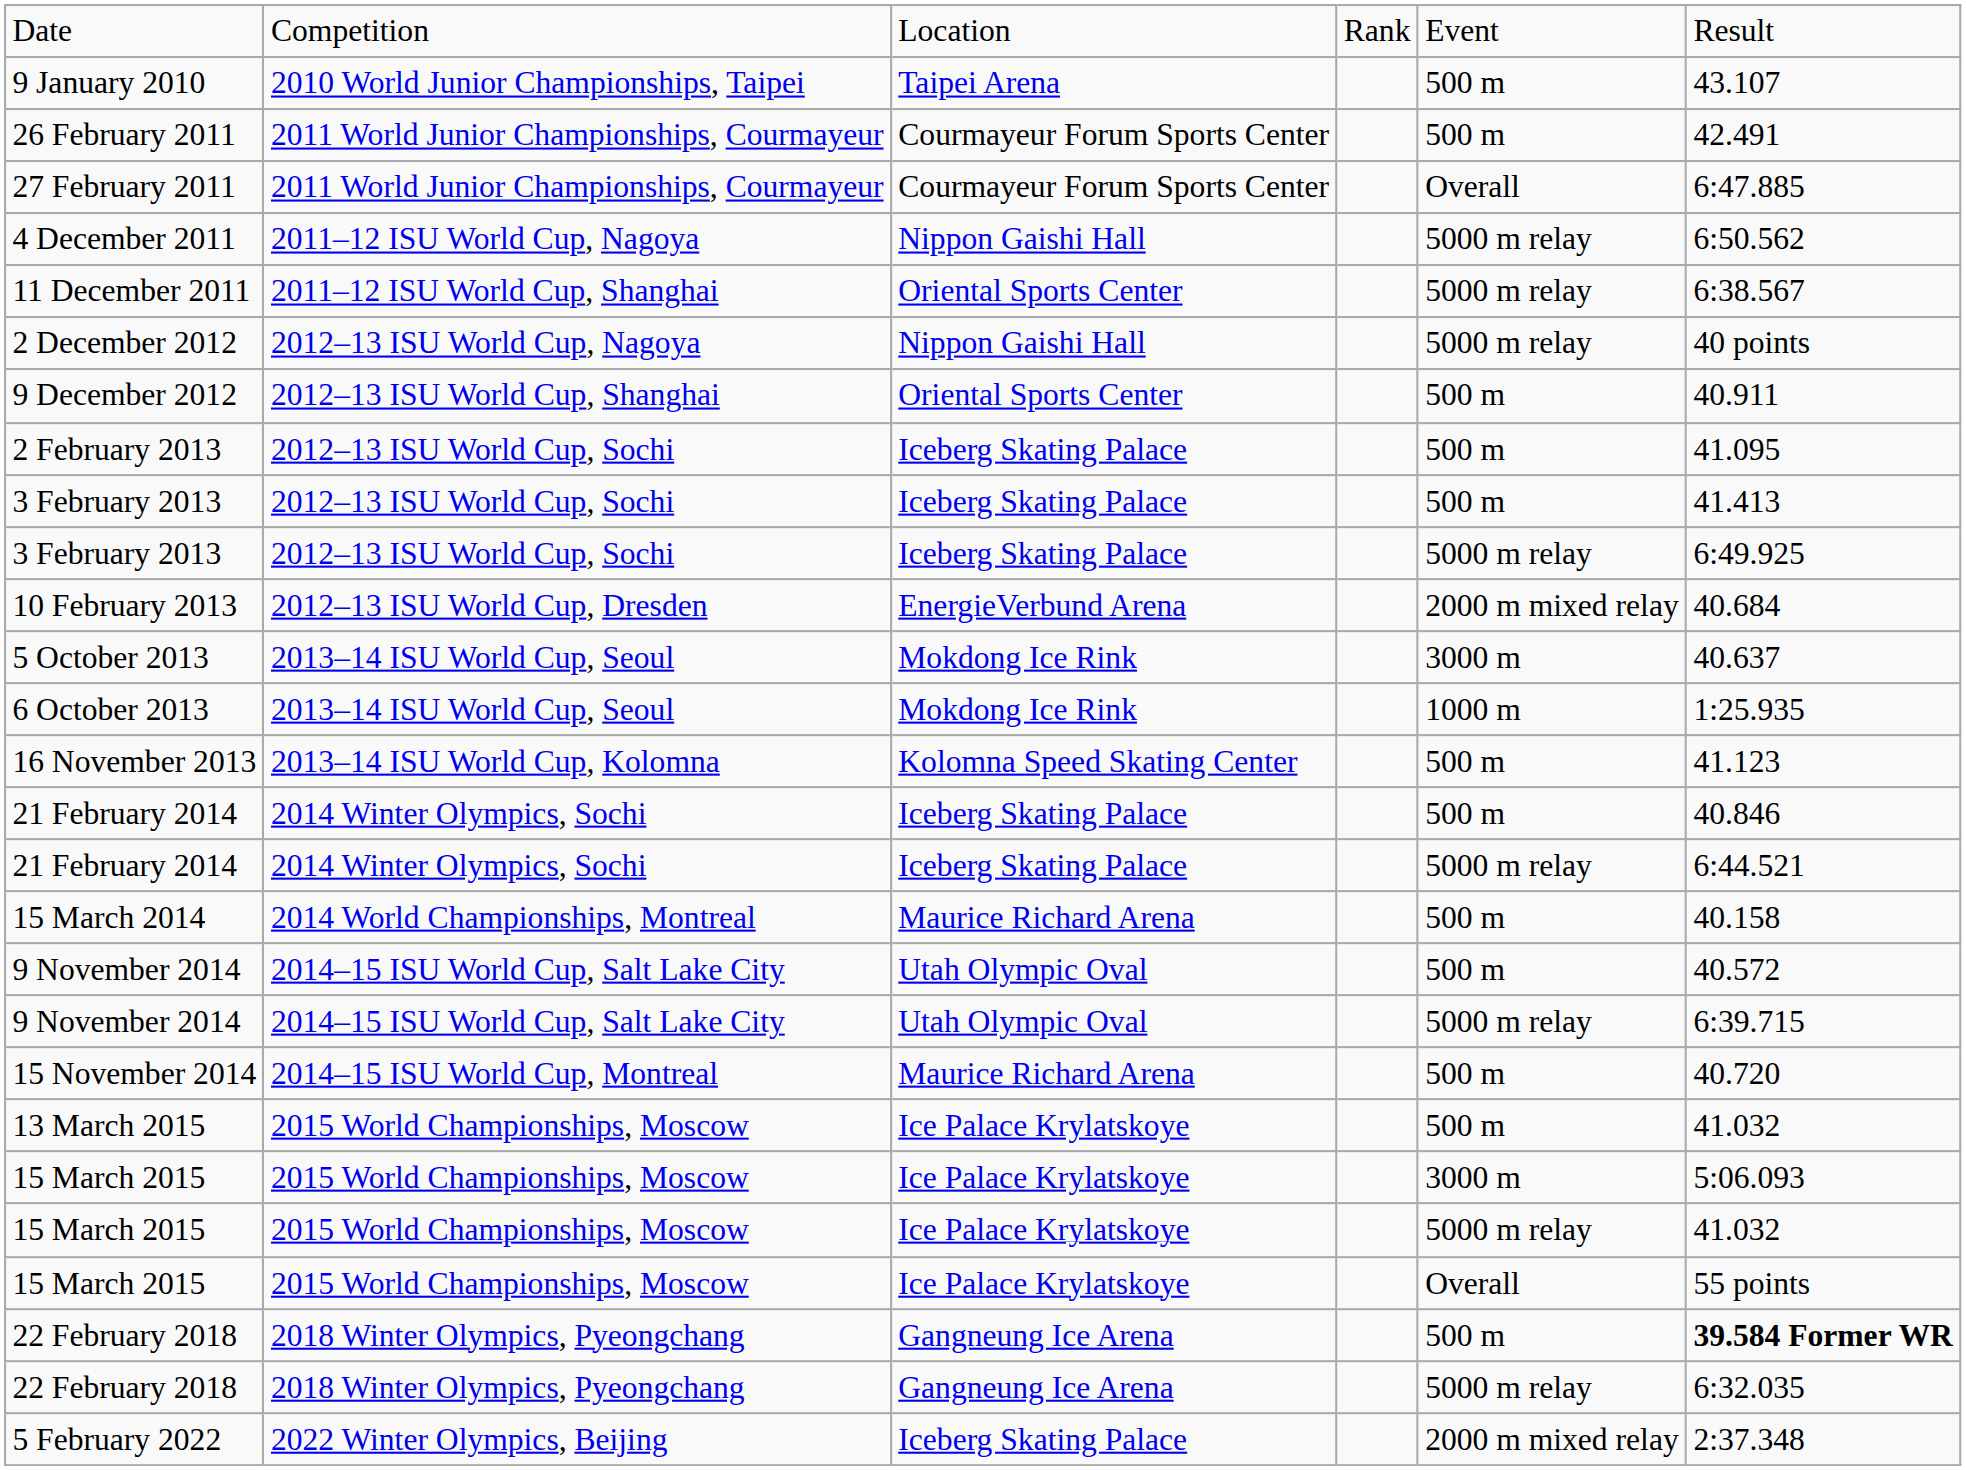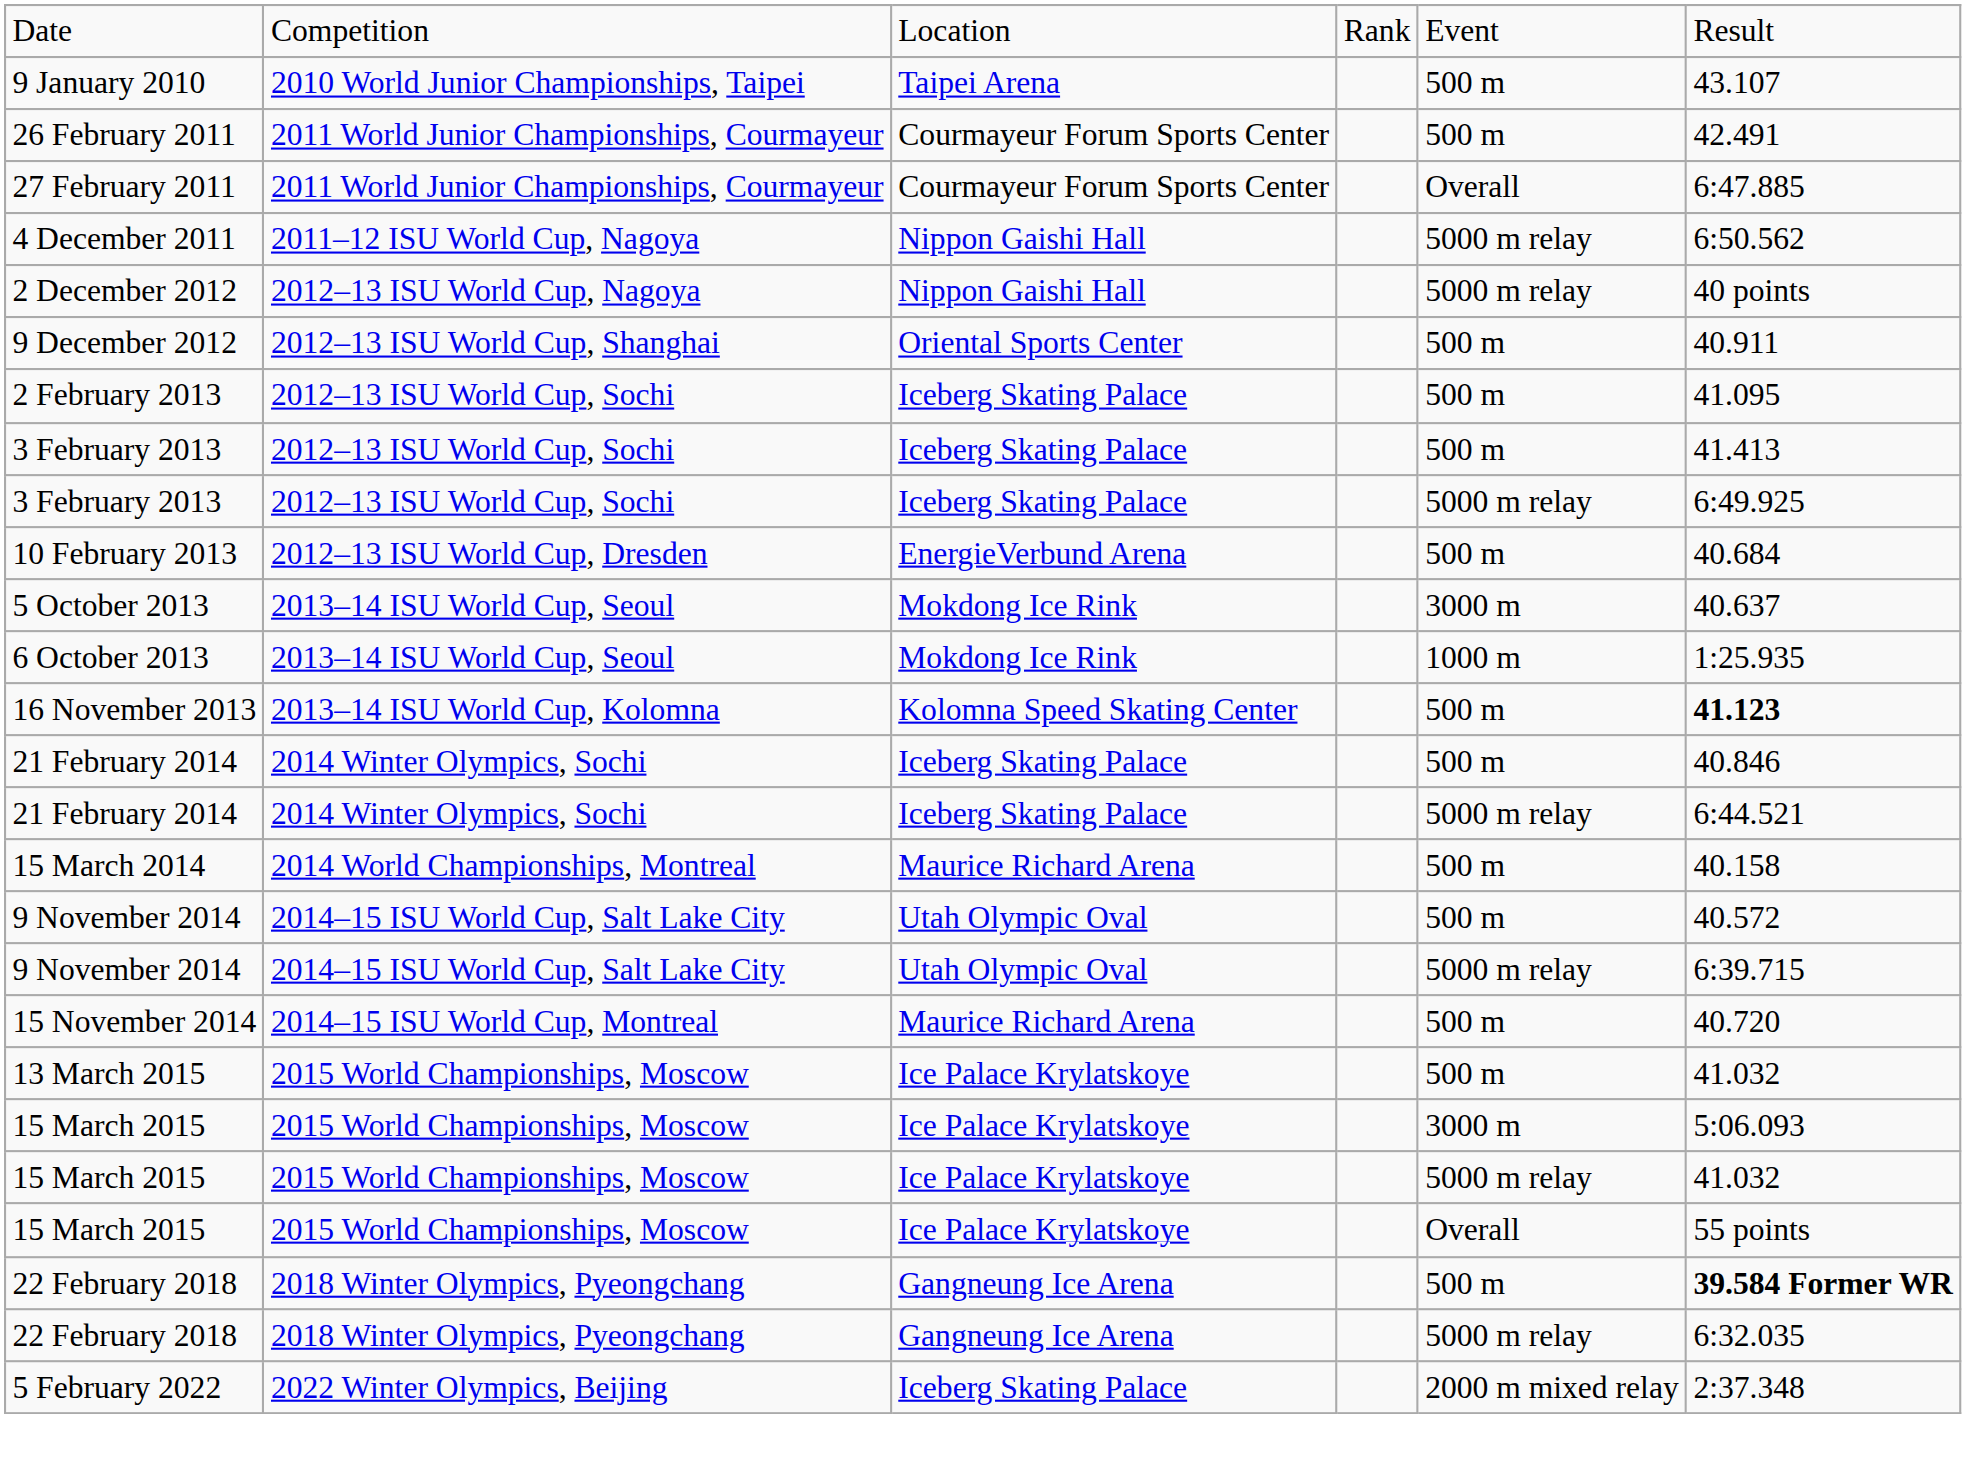- row: (131, 291)
(1552, 604) 2000 m mixed relay -> (1465, 552) 500 m
(1737, 760) normal -> (1737, 708) bold
